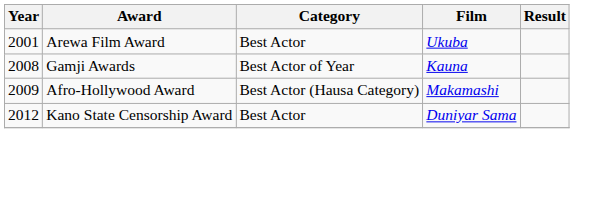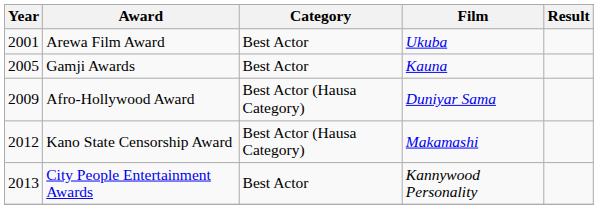(24, 66) 2008 -> (24, 66) 2005
(297, 66) Best Actor of Year -> (276, 66) Best Actor
(463, 90) Makamashi -> (451, 99) Duniyar Sama
(272, 115) Best Actor -> (299, 141) Best Actor (Hausa Category)
(471, 115) Duniyar Sama -> (442, 141) Makamashi
+ row: (129, 183)
